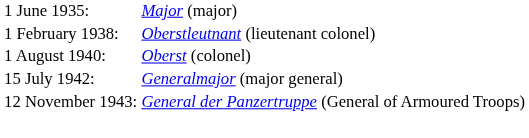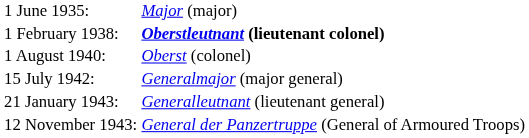(258, 33) normal -> (263, 33) bold
+ row: (61, 101)
